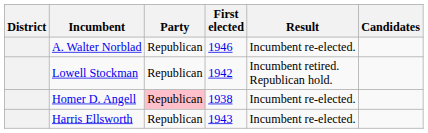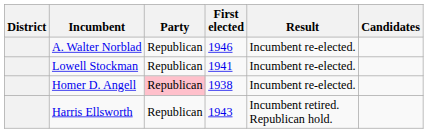(220, 73) 1942 -> (220, 66) 1941
(294, 73) Incumbent retired. Republican hold. -> (303, 66) Incumbent re-elected.
(303, 118) Incumbent re-elected. -> (294, 111) Incumbent retired. Republican hold.
